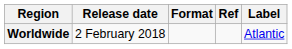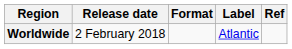columns swapped: (264, 14) <-> (228, 14)
